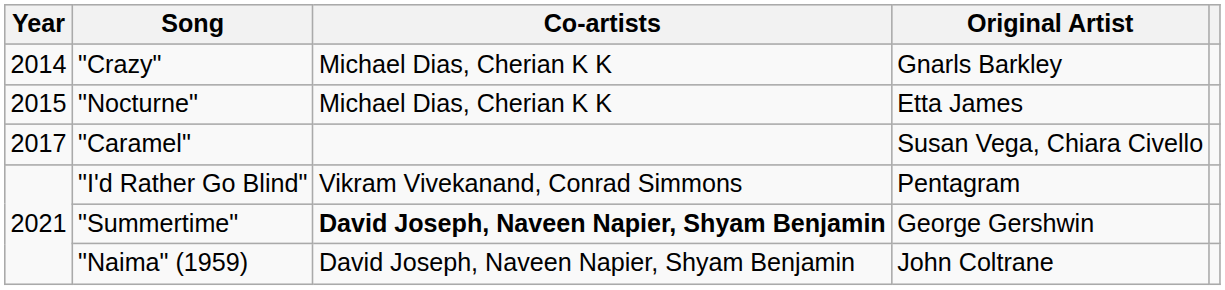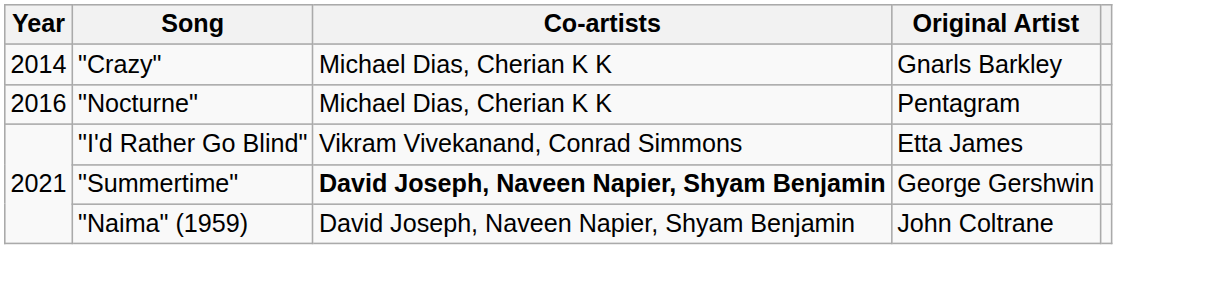(39, 104) 2015 -> (39, 104) 2016
(960, 104) Etta James -> (959, 104) Pentagram
- row: (134, 143)
(959, 183) Pentagram -> (960, 143) Etta James
